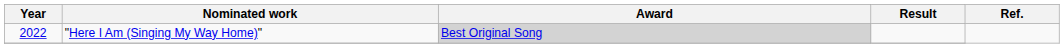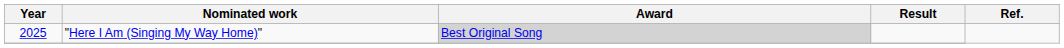(33, 33) 2022 -> (33, 33) 2025
